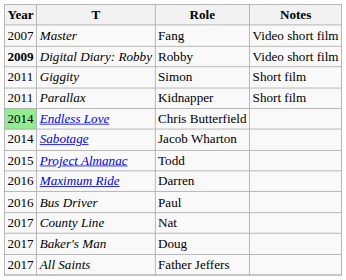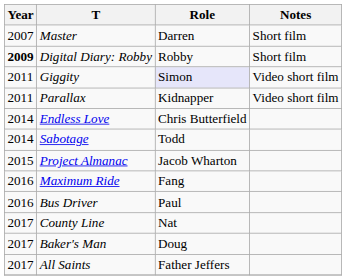(171, 35) Fang -> (176, 35) Darren
(296, 35) Video short film -> (279, 35) Short film
(296, 56) Video short film -> (279, 56) Short film
(175, 77) no background -> (175, 77) lavender background
(279, 77) Short film -> (296, 77) Video short film
(279, 98) Short film -> (296, 98) Video short film
(21, 118) lightgreen background -> (21, 118) no background
(197, 139) Jacob Wharton -> (171, 139) Todd
(171, 160) Todd -> (197, 160) Jacob Wharton
(176, 181) Darren -> (171, 181) Fang
